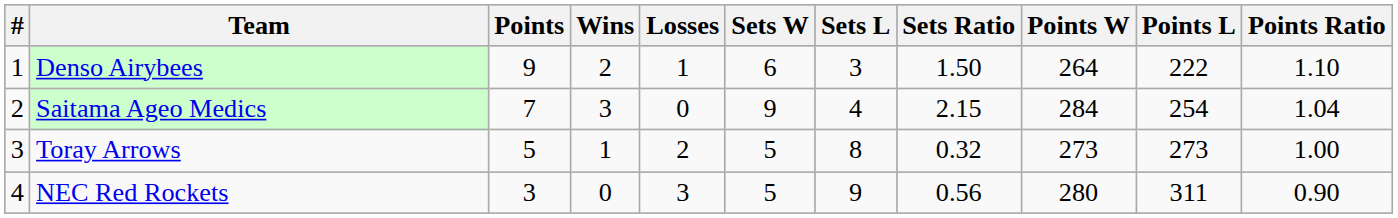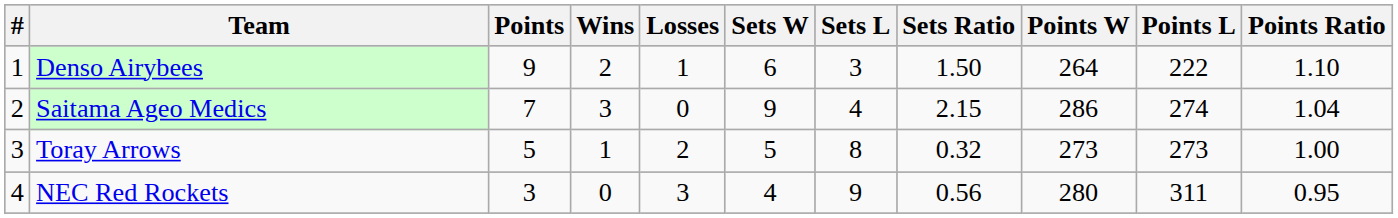(1078, 108) 284 -> (1078, 108) 286
(1189, 108) 254 -> (1189, 108) 274
(770, 191) 5 -> (770, 191) 4
(1317, 191) 0.90 -> (1317, 191) 0.95
